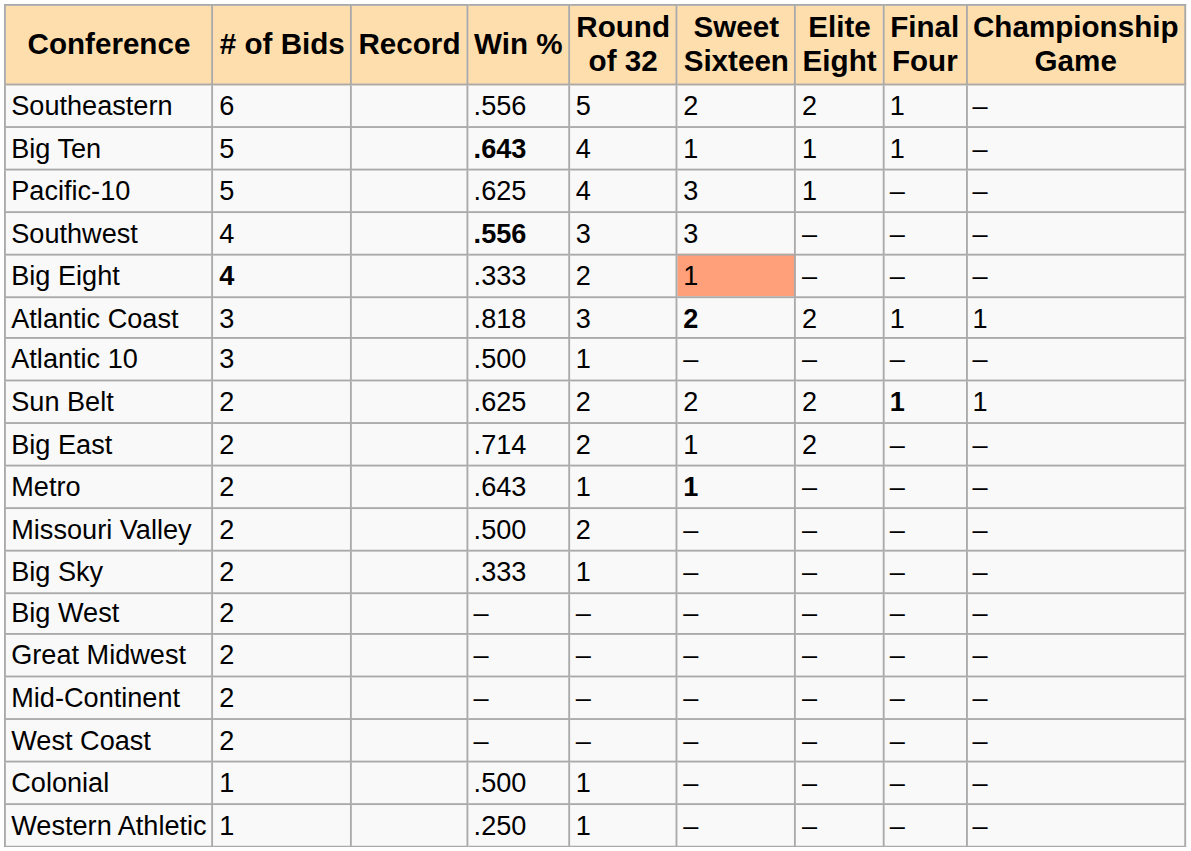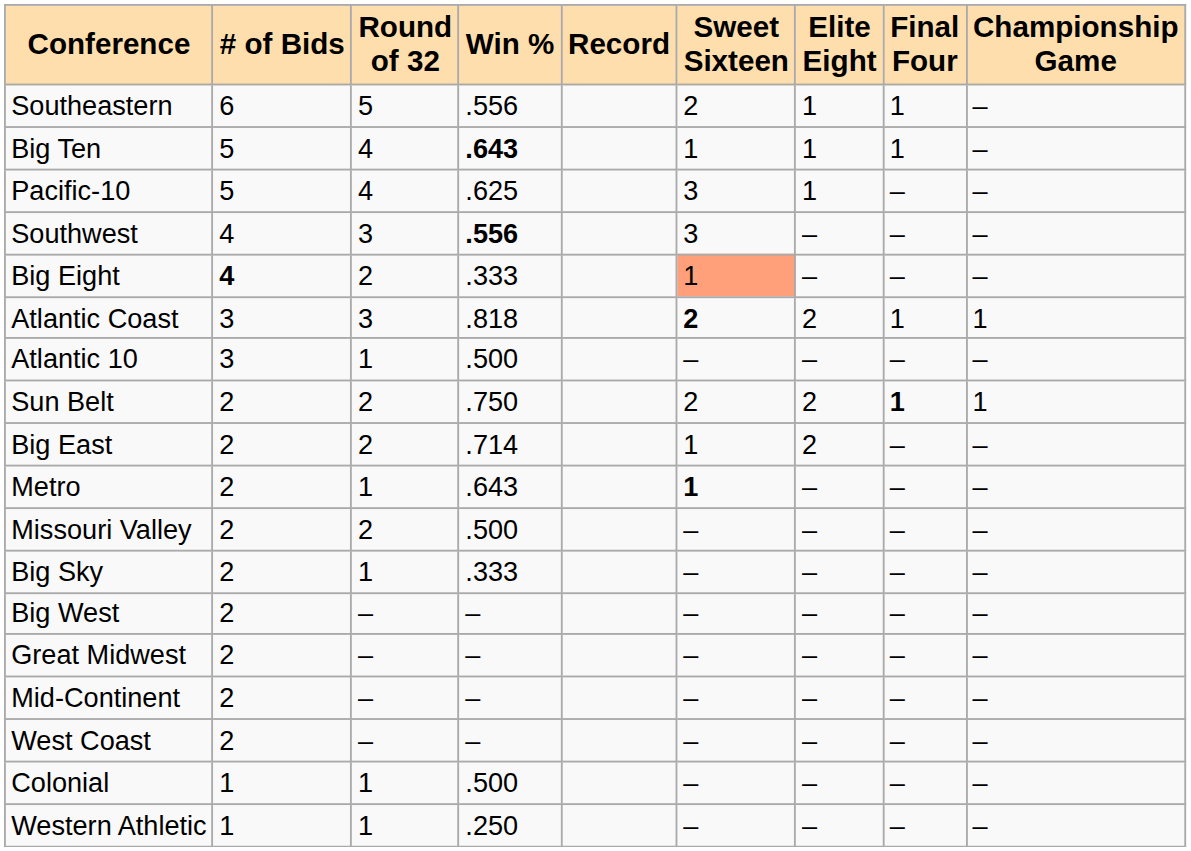columns swapped: (409, 44) <-> (623, 44)
(810, 106) 2 -> (810, 106) 1
(500, 402) .625 -> (492, 402) .750
